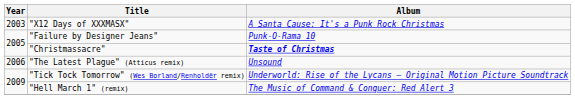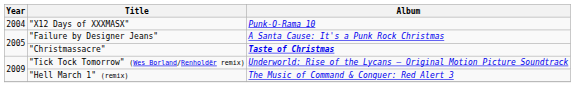(16, 24) 2003 -> (16, 24) 2004
(346, 24) A Santa Cause: It's a Punk Rock Christmas -> (282, 24) Punk-O-Rama 10
(282, 37) Punk-O-Rama 10 -> (346, 37) A Santa Cause: It's a Punk Rock Christmas
- row: (107, 62)
